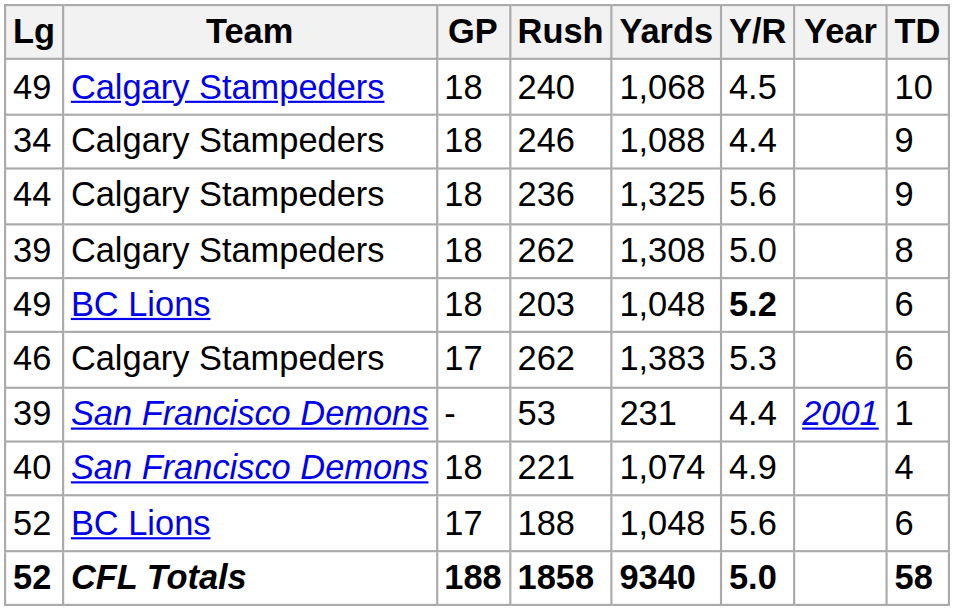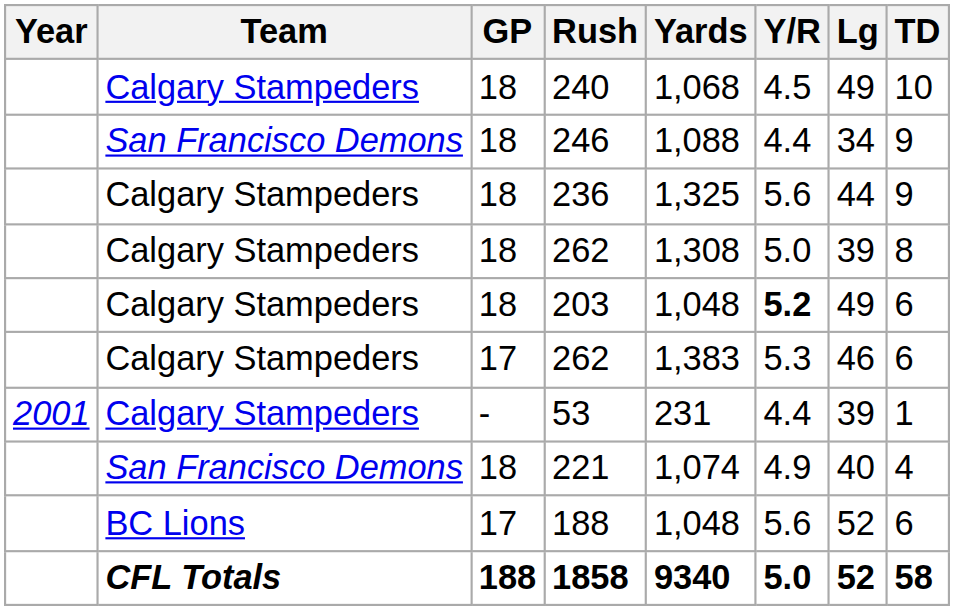columns swapped: (840, 31) <-> (34, 31)
(228, 140) Calgary Stampeders -> (284, 140) San Francisco Demons
(141, 304) BC Lions -> (262, 304) Calgary Stampeders
(250, 413) San Francisco Demons -> (262, 413) Calgary Stampeders
